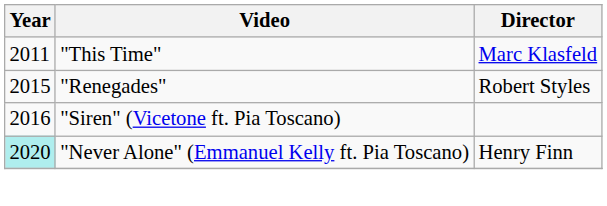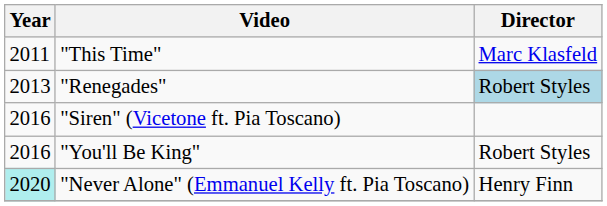(30, 86) 2015 -> (30, 86) 2013
(534, 86) no background -> (534, 86) lightblue background
+ row: (130, 151)
